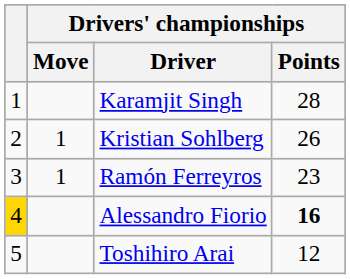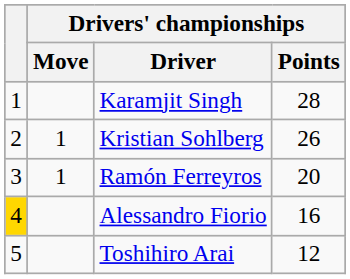(309, 176) 23 -> (309, 176) 20
(309, 215) bold -> (309, 215) normal
